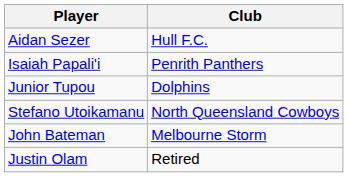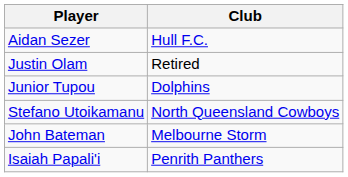rows swapped: (54, 64) <-> (48, 159)
